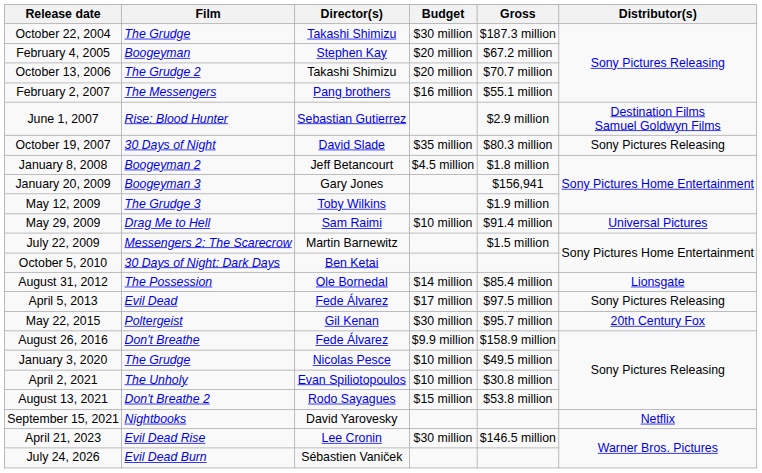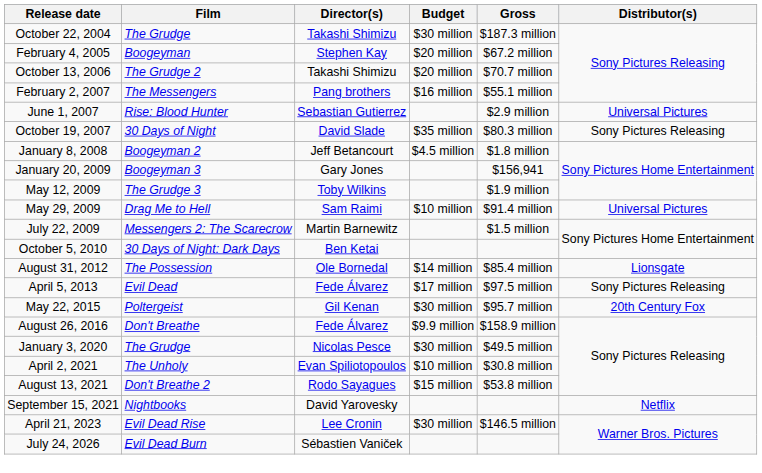(658, 118) Destination Films Samuel Goldwyn Films -> (658, 111) Universal Pictures
(443, 360) $10 million -> (443, 346) $30 million
